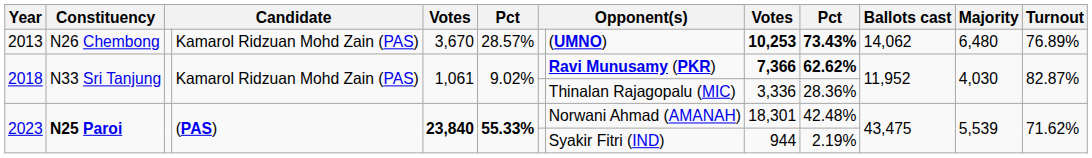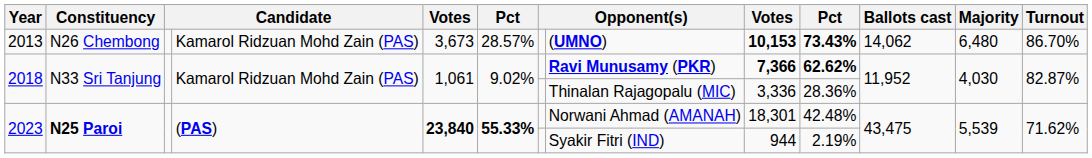(454, 42) 3,670 -> (454, 42) 3,673
(772, 42) 10,253 -> (772, 42) 10,153
(1053, 42) 76.89% -> (1053, 42) 86.70%
